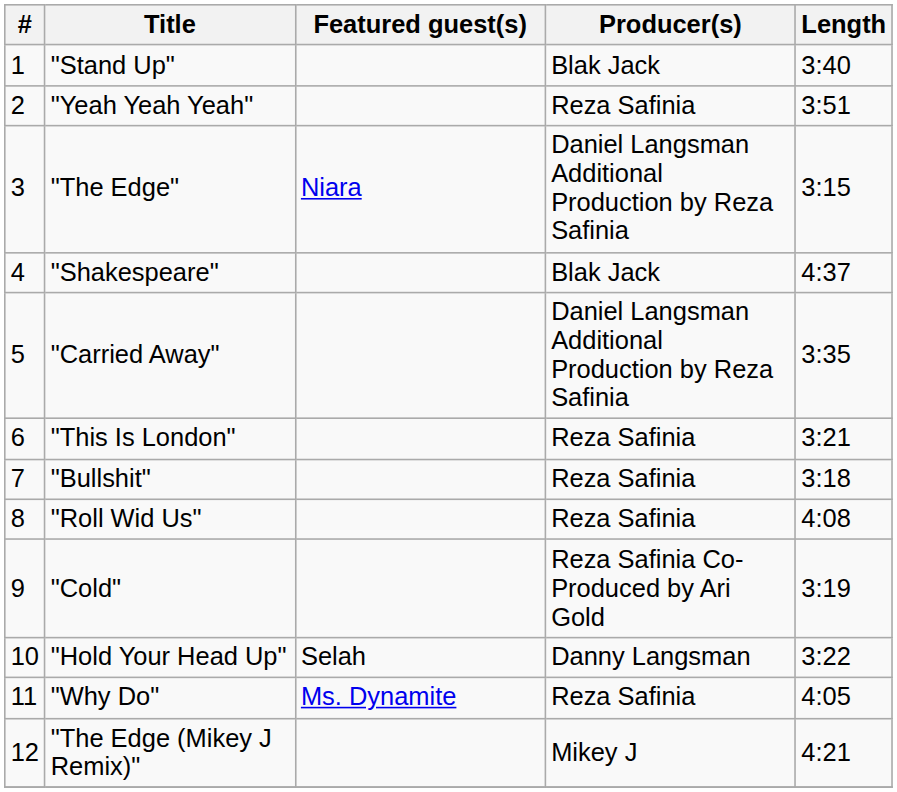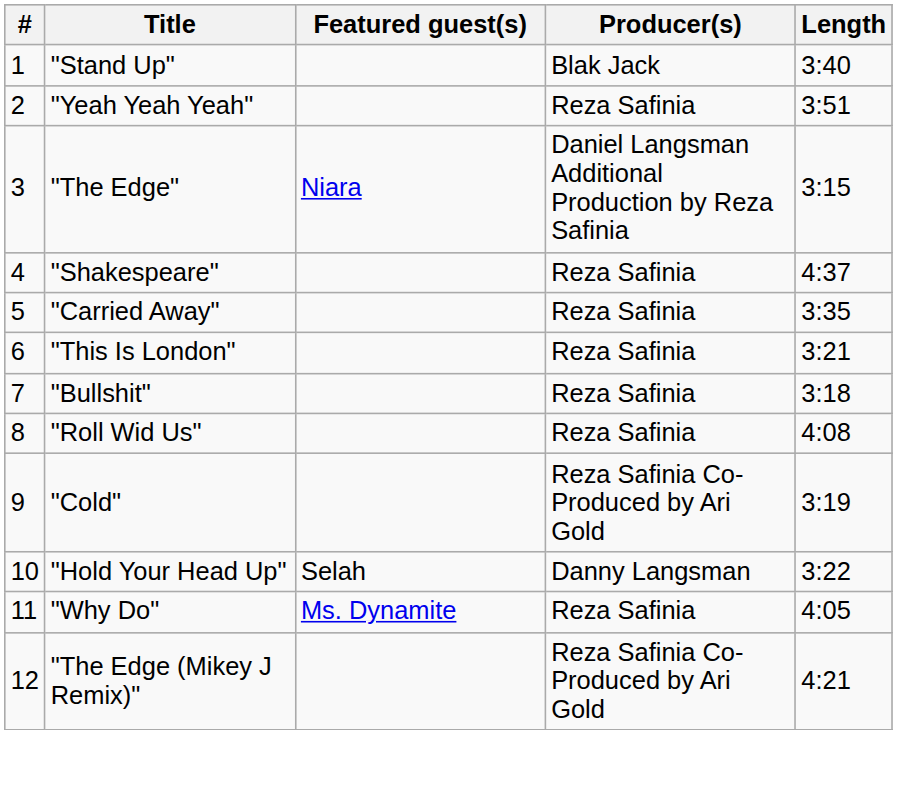(606, 271) Blak Jack -> (623, 271) Reza Safinia
(662, 355) Daniel Langsman Additional Production by Reza Safinia -> (623, 312) Reza Safinia
(594, 752) Mikey J -> (647, 680) Reza Safinia Co-Produced by Ari Gold
